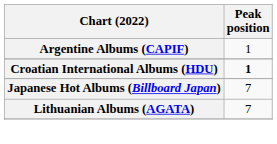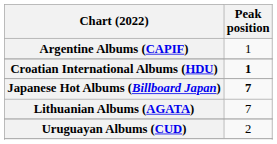(248, 88) normal -> (248, 88) bold
+ row: (114, 128)
